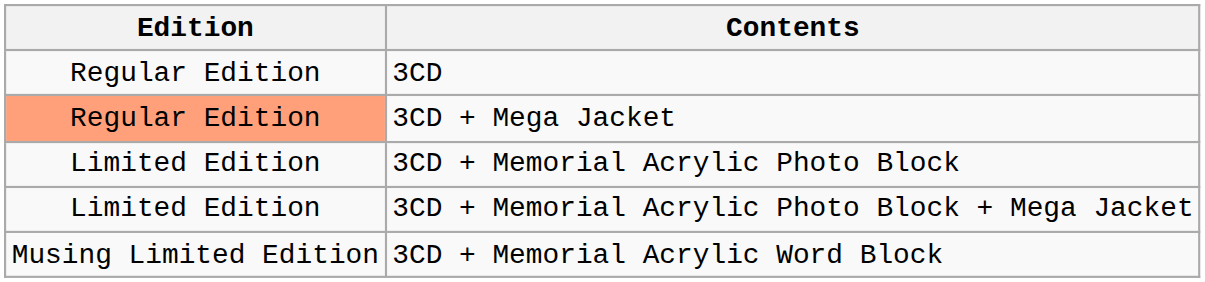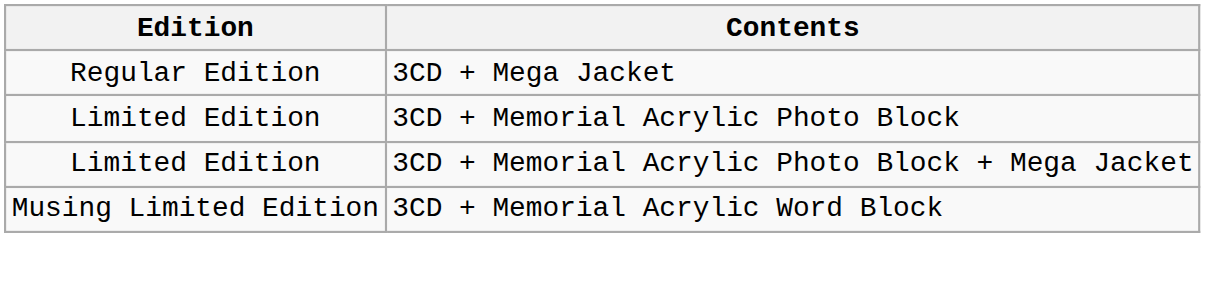- row: (417, 73)
(195, 118) lightsalmon background -> (195, 73) no background
